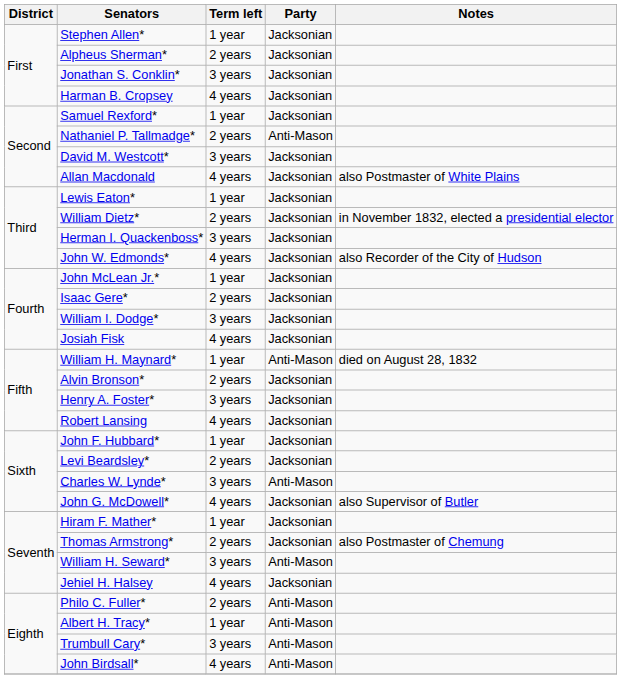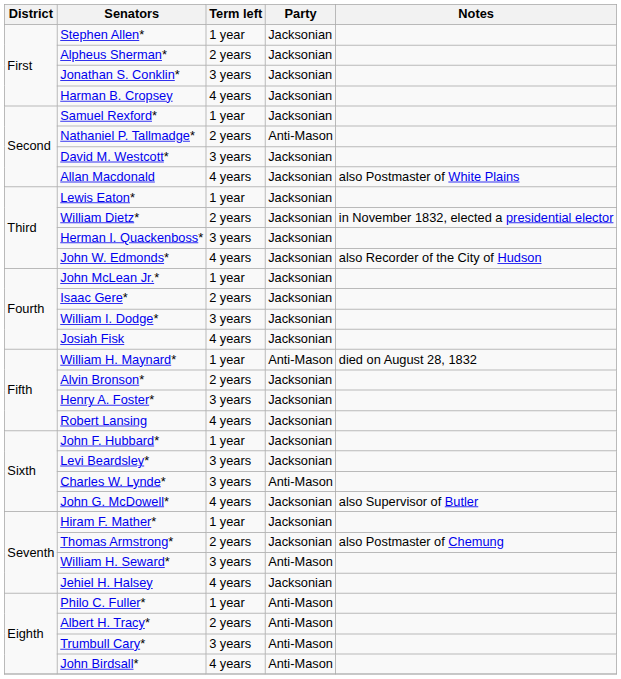(230, 461) 2 years -> (230, 461) 3 years
(230, 603) 2 years -> (227, 603) 1 year
(227, 623) 1 year -> (230, 623) 2 years
